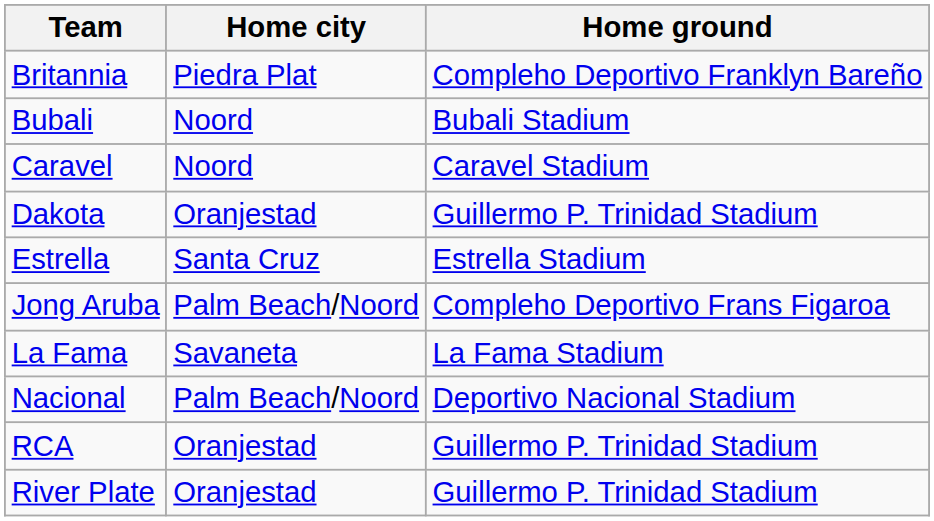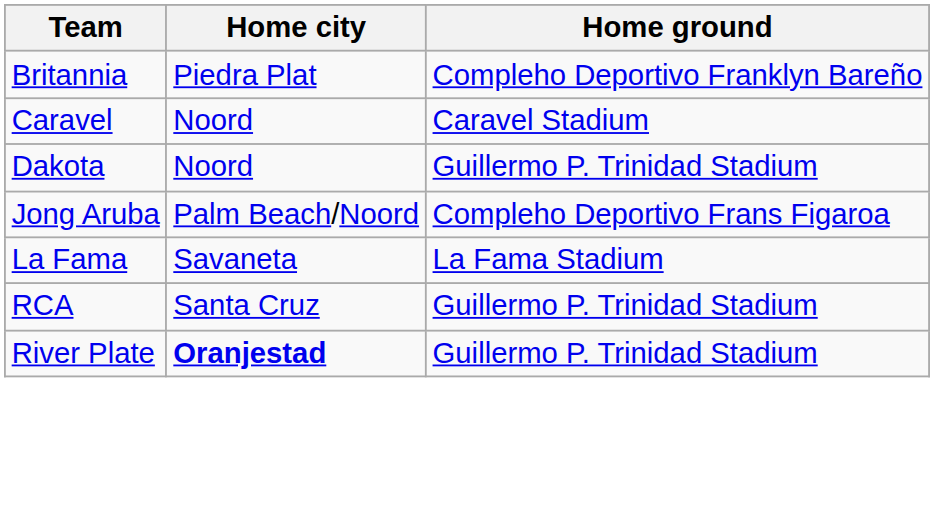- row: (52, 120)
(245, 213) Oranjestad -> (213, 167) Noord
- row: (60, 259)
- row: (69, 399)
(245, 445) Oranjestad -> (247, 306) Santa Cruz
(245, 492) normal -> (250, 352) bold
